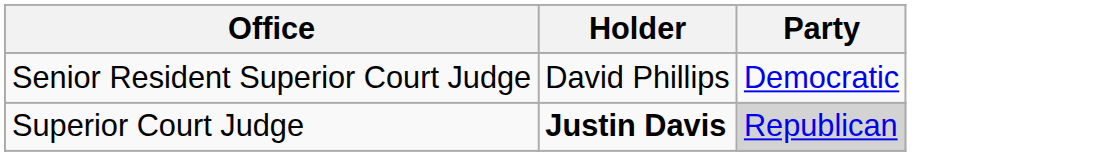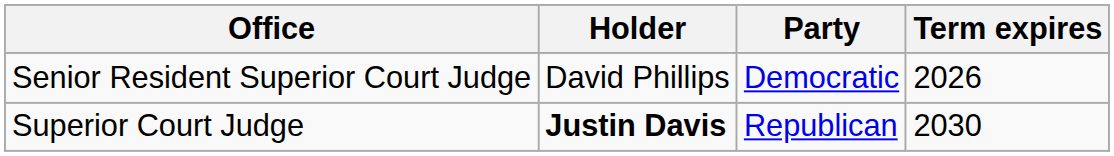+ column: (1008, 28)
(821, 126) lightgrey background -> (821, 126) no background
